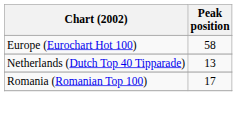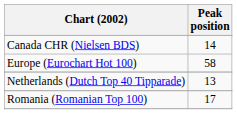+ row: (73, 44)
